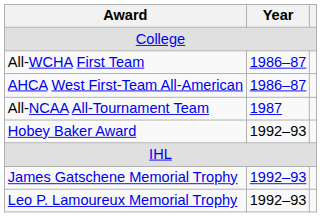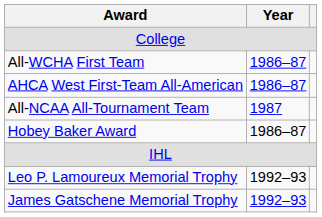(278, 131) 1992–93 -> (278, 131) 1986–87
rows swapped: (123, 177) <-> (123, 200)
